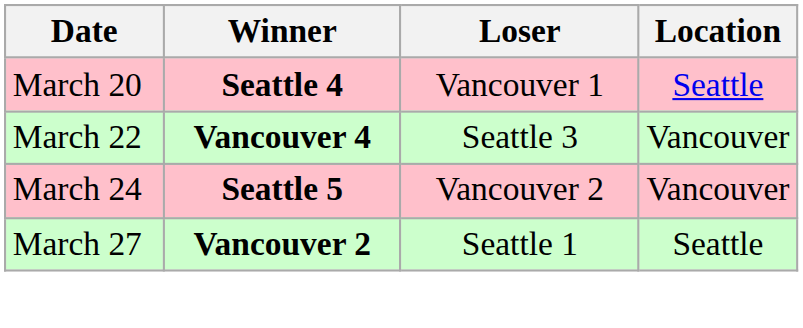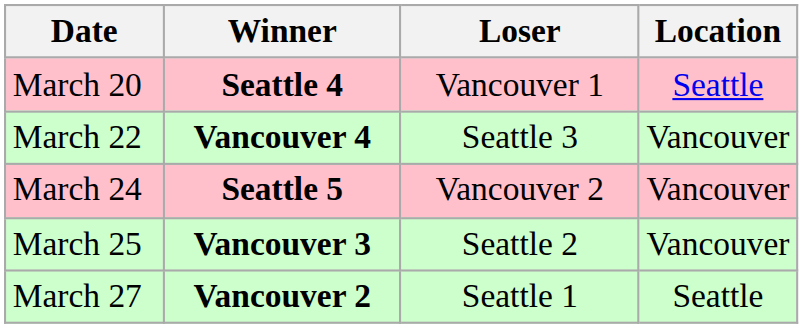+ row: (77, 243)
